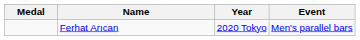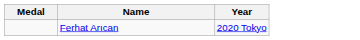- column: (312, 12)
